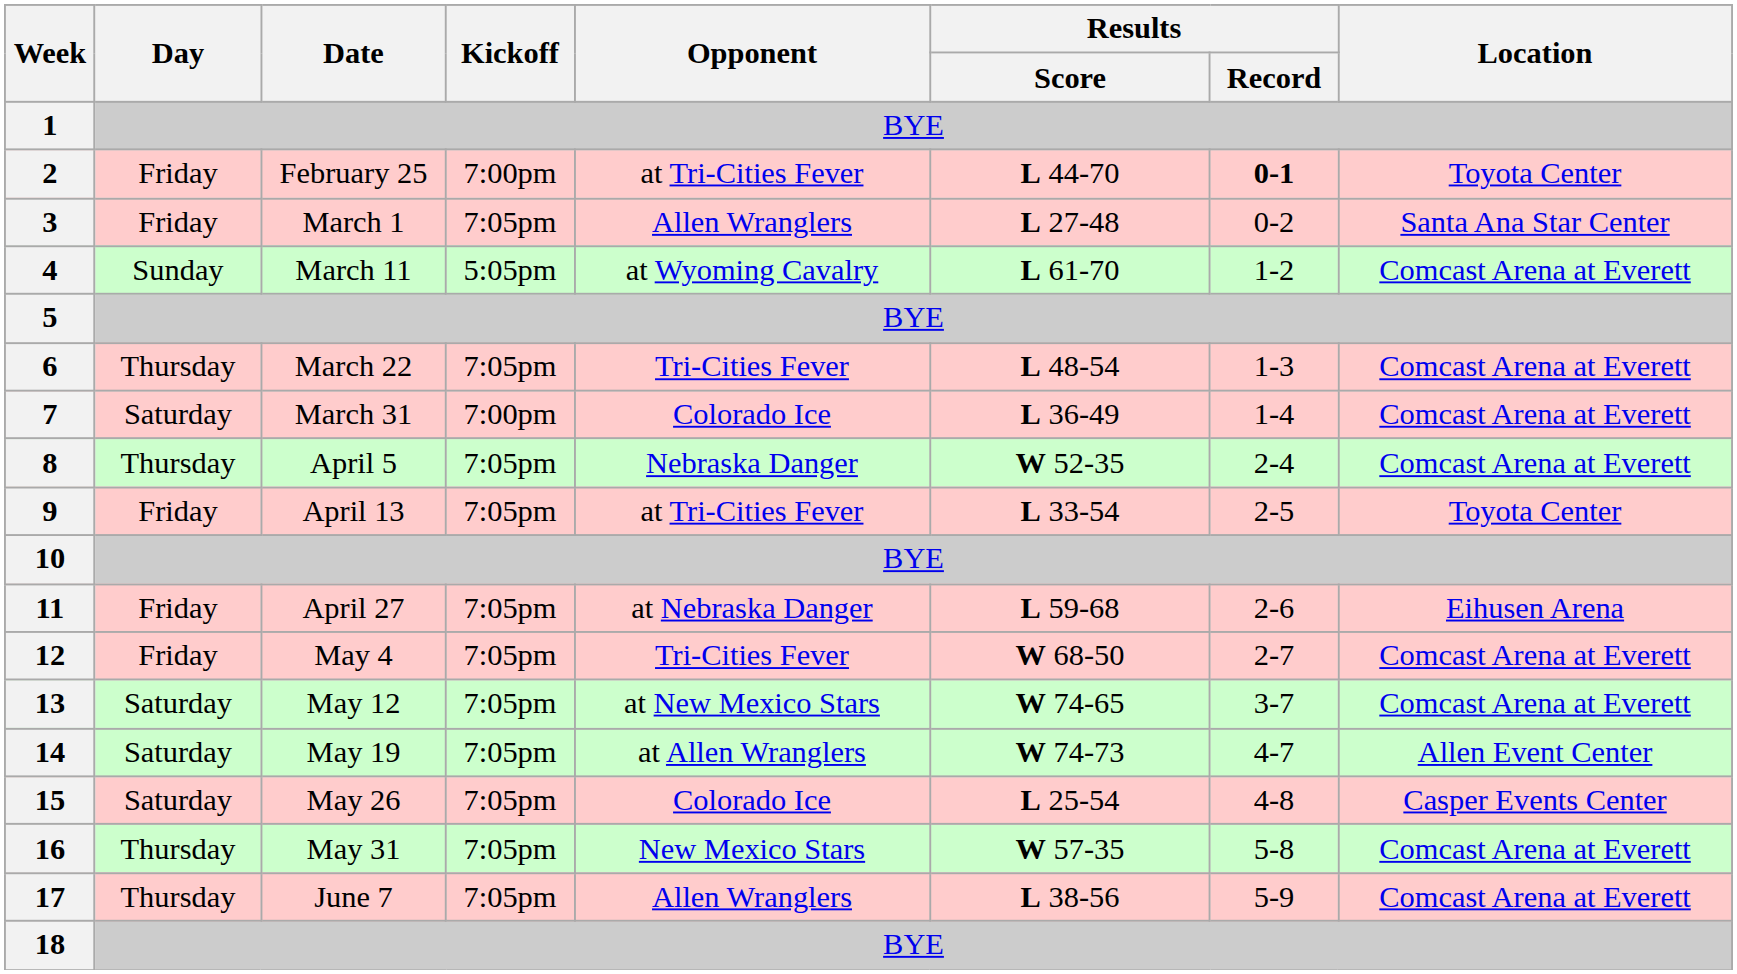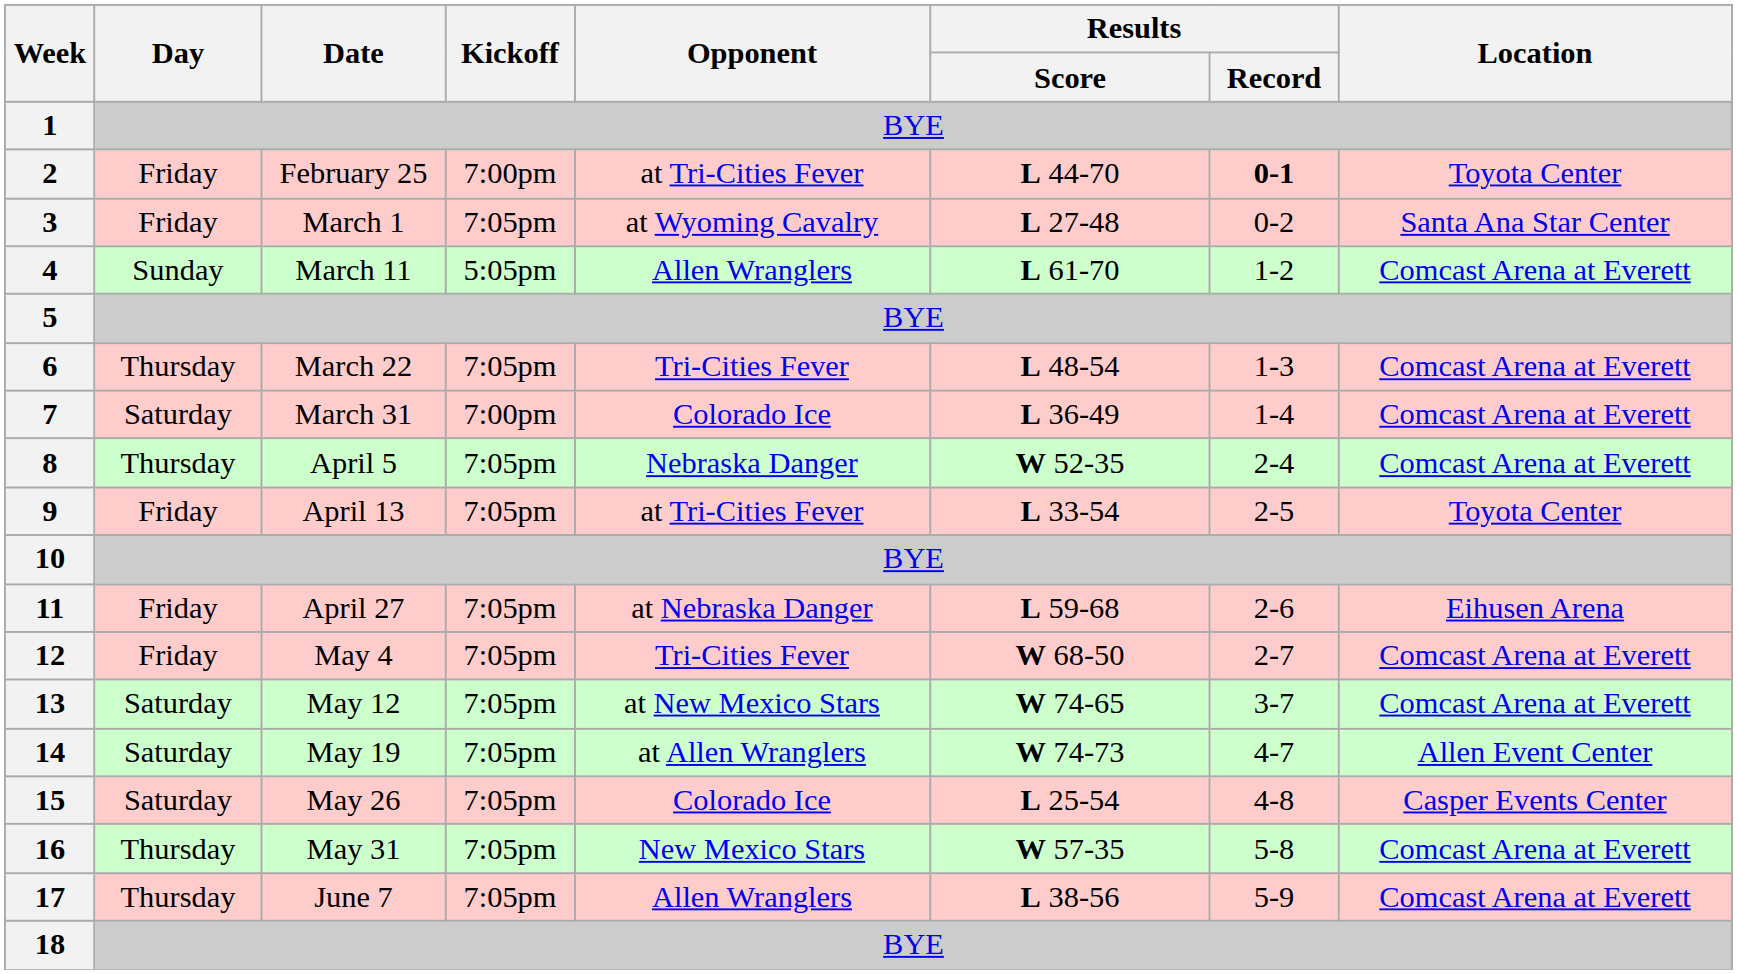(752, 221) Allen Wranglers -> (752, 221) at Wyoming Cavalry
(752, 269) at Wyoming Cavalry -> (752, 269) Allen Wranglers
